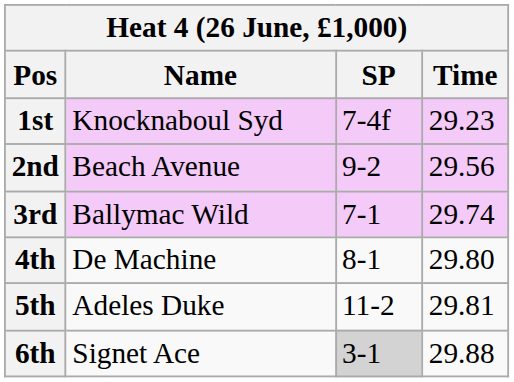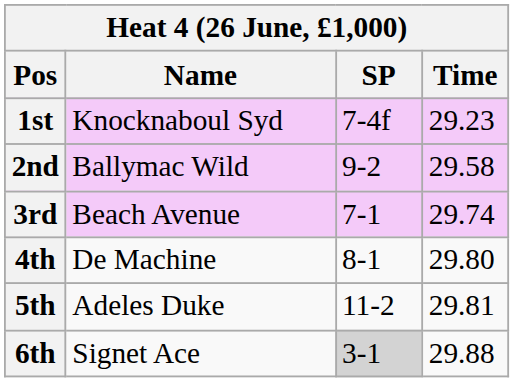(156, 167) Beach Avenue -> (161, 167) Ballymac Wild
(462, 167) 29.56 -> (462, 167) 29.58
(161, 213) Ballymac Wild -> (156, 213) Beach Avenue
